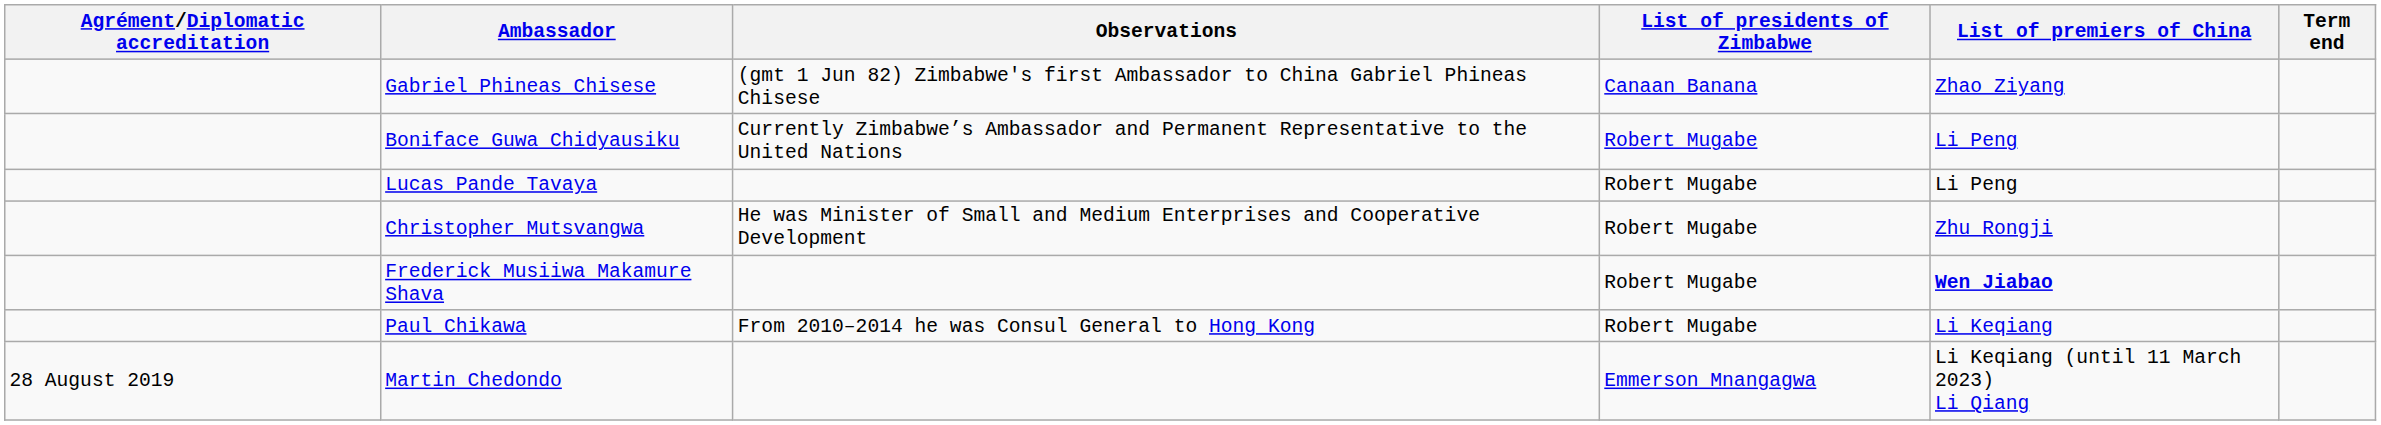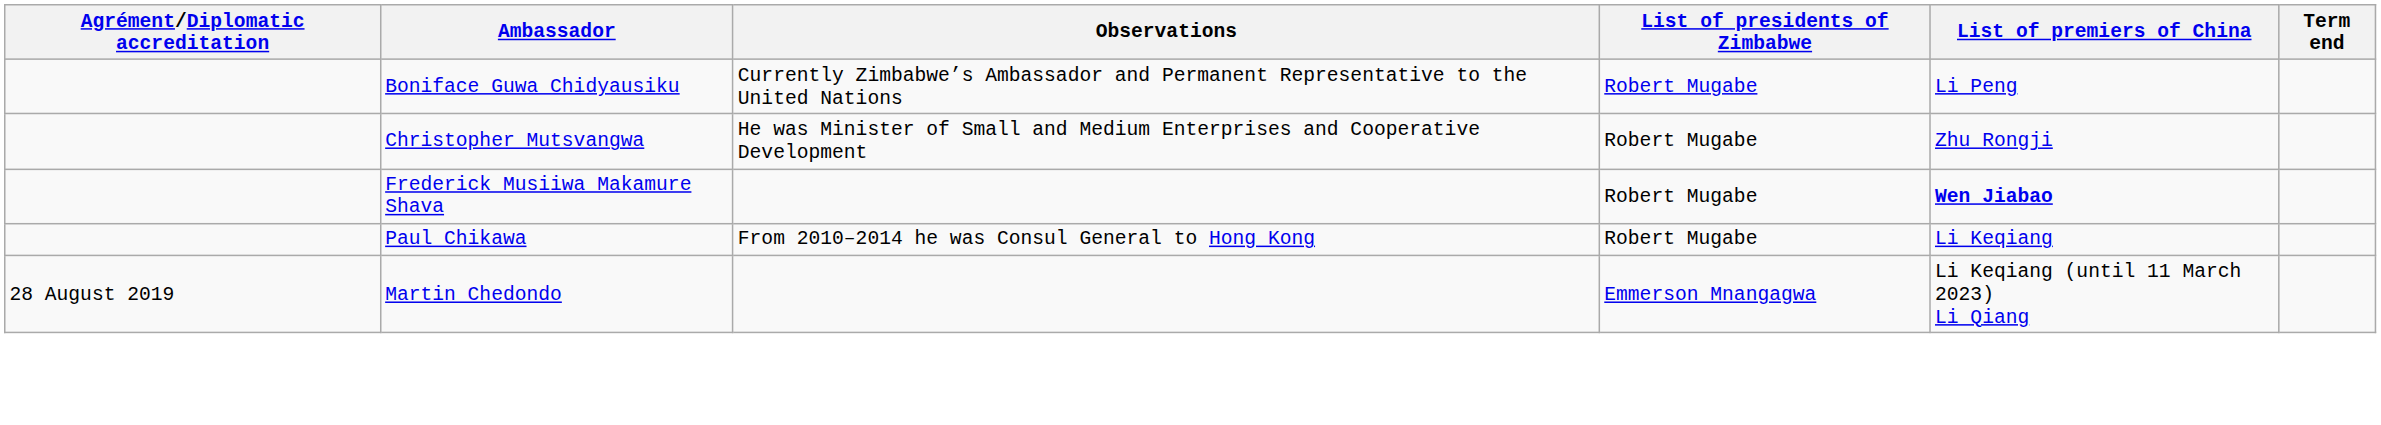- row: (521, 87)
- row: (491, 185)
